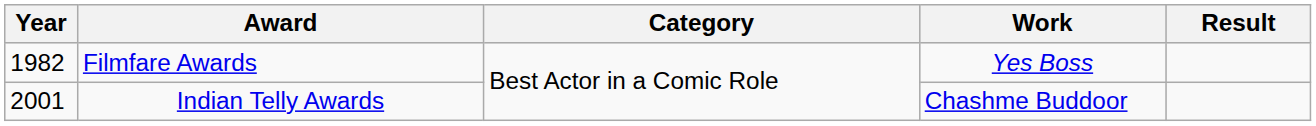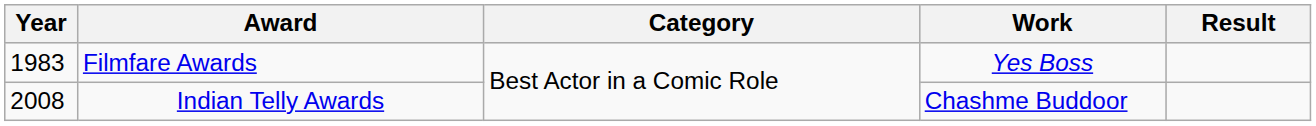(37, 62) 1982 -> (37, 62) 1983
(37, 100) 2001 -> (37, 100) 2008
